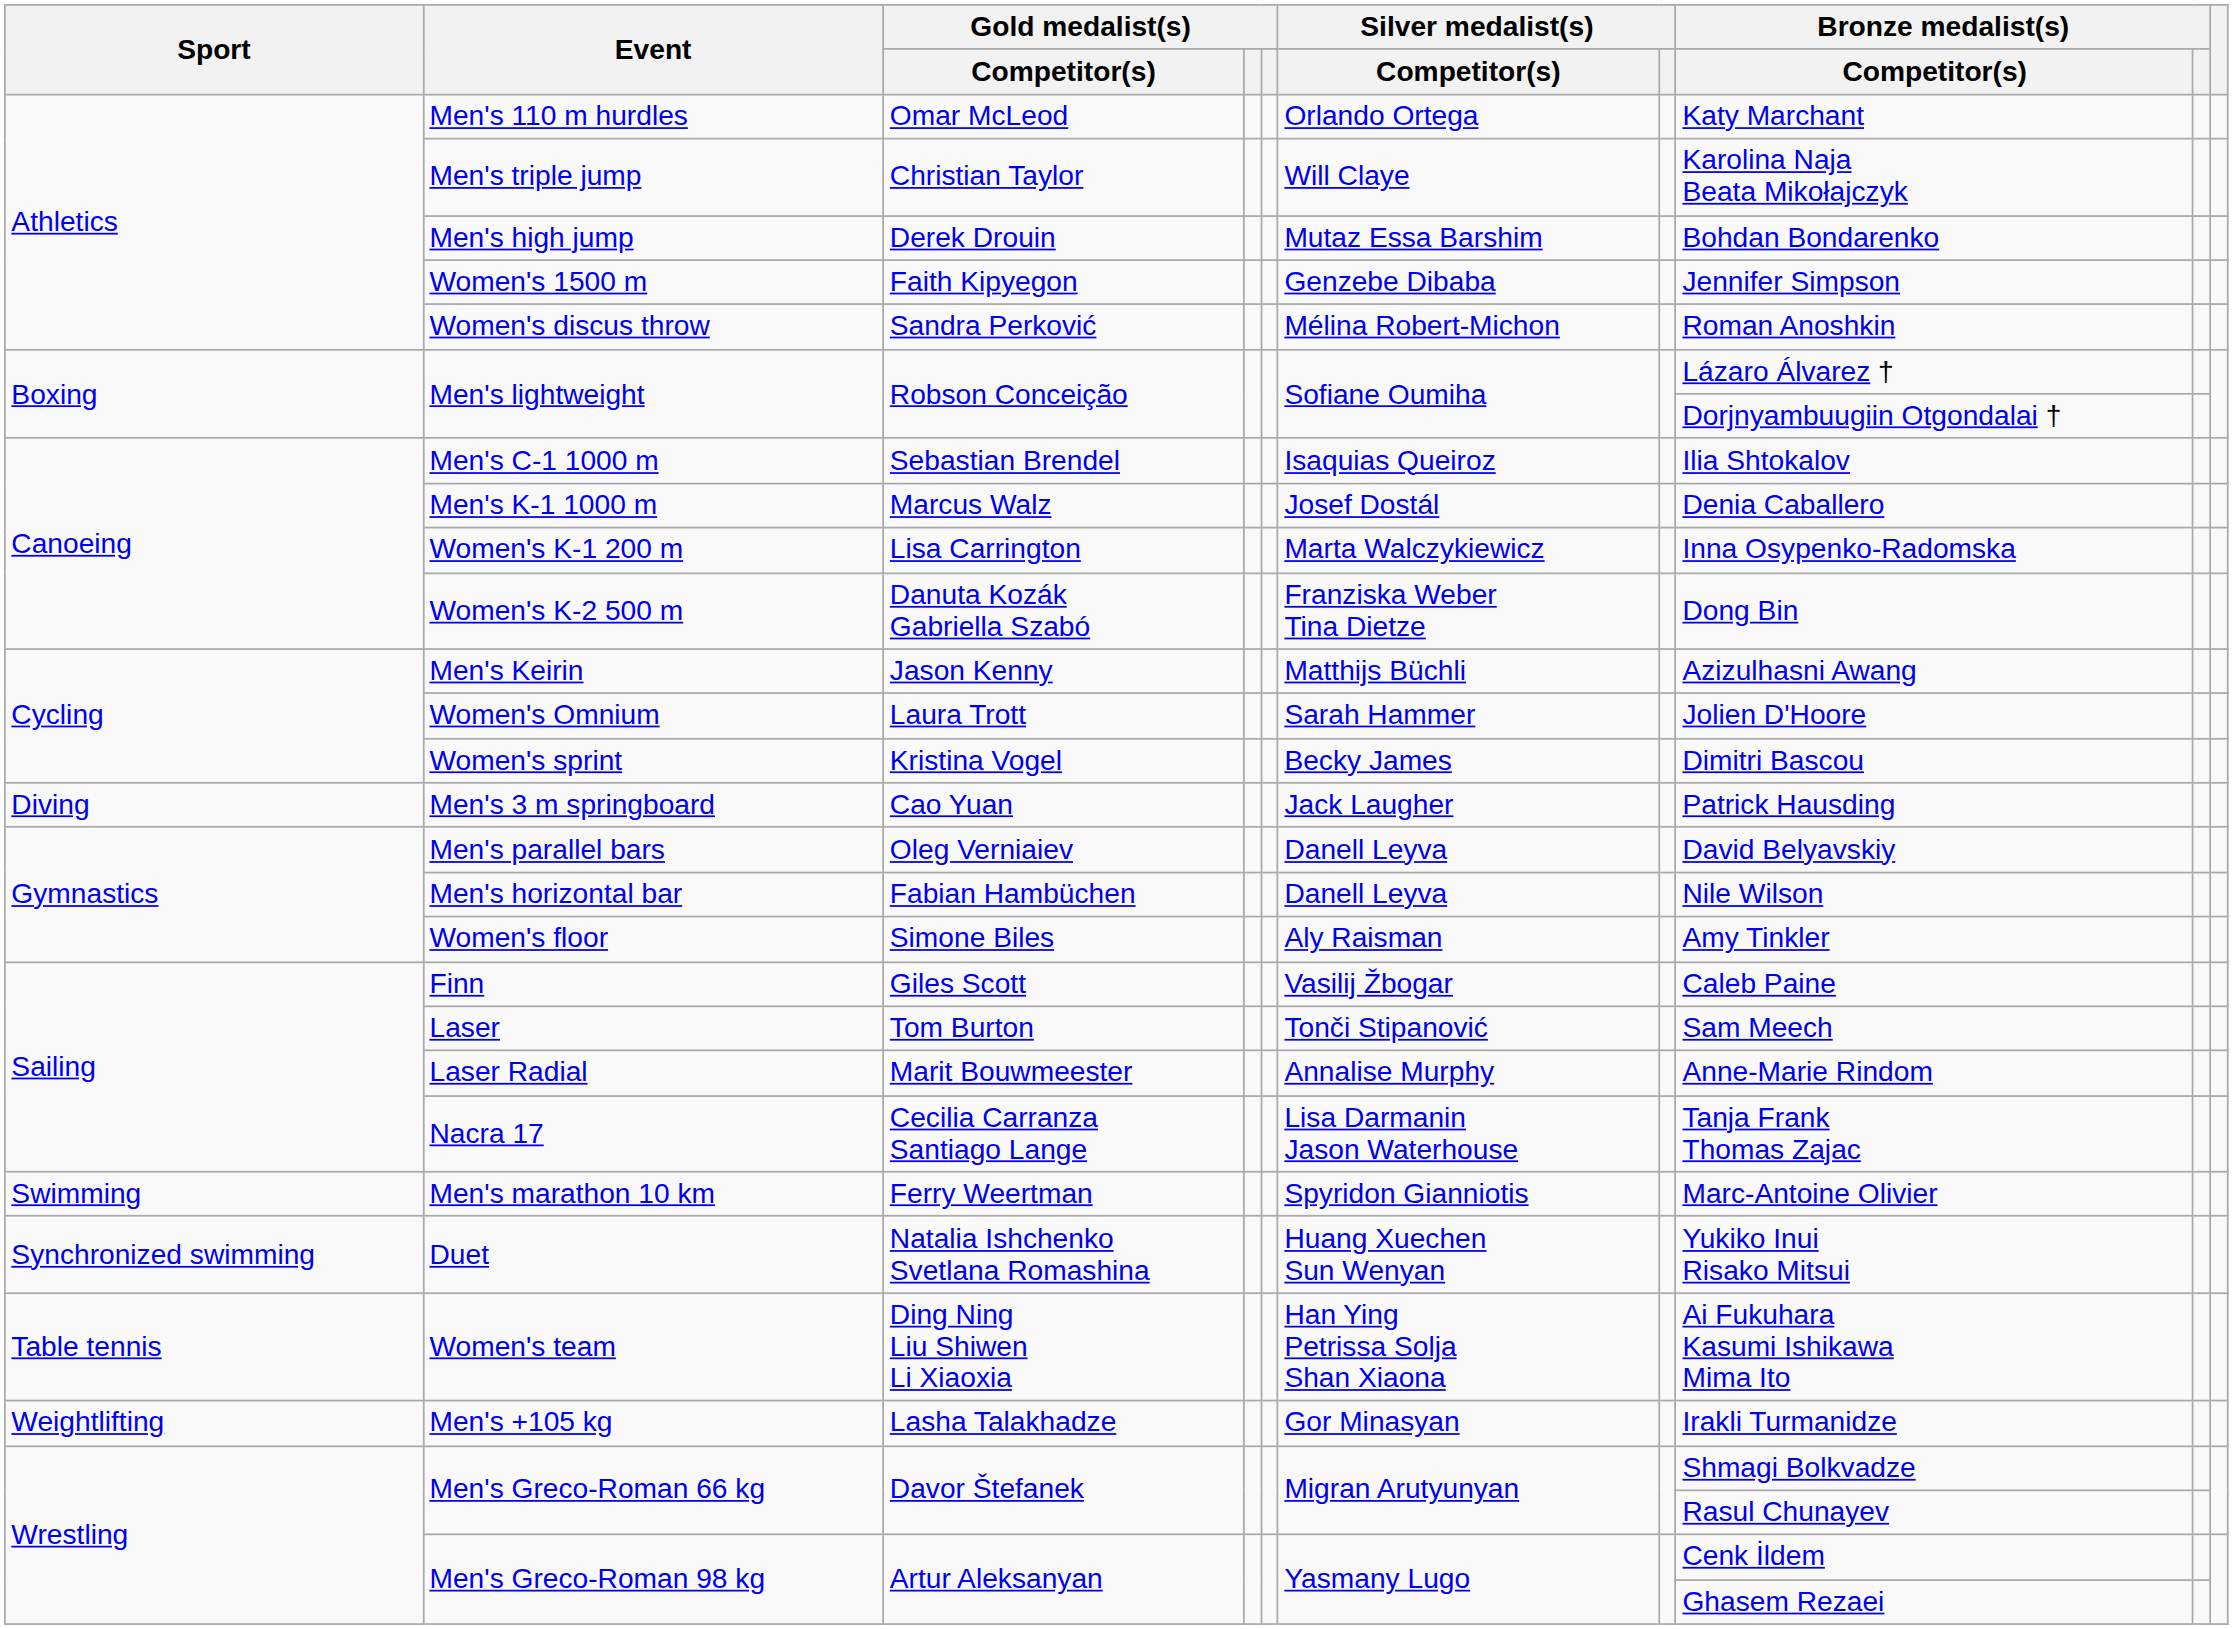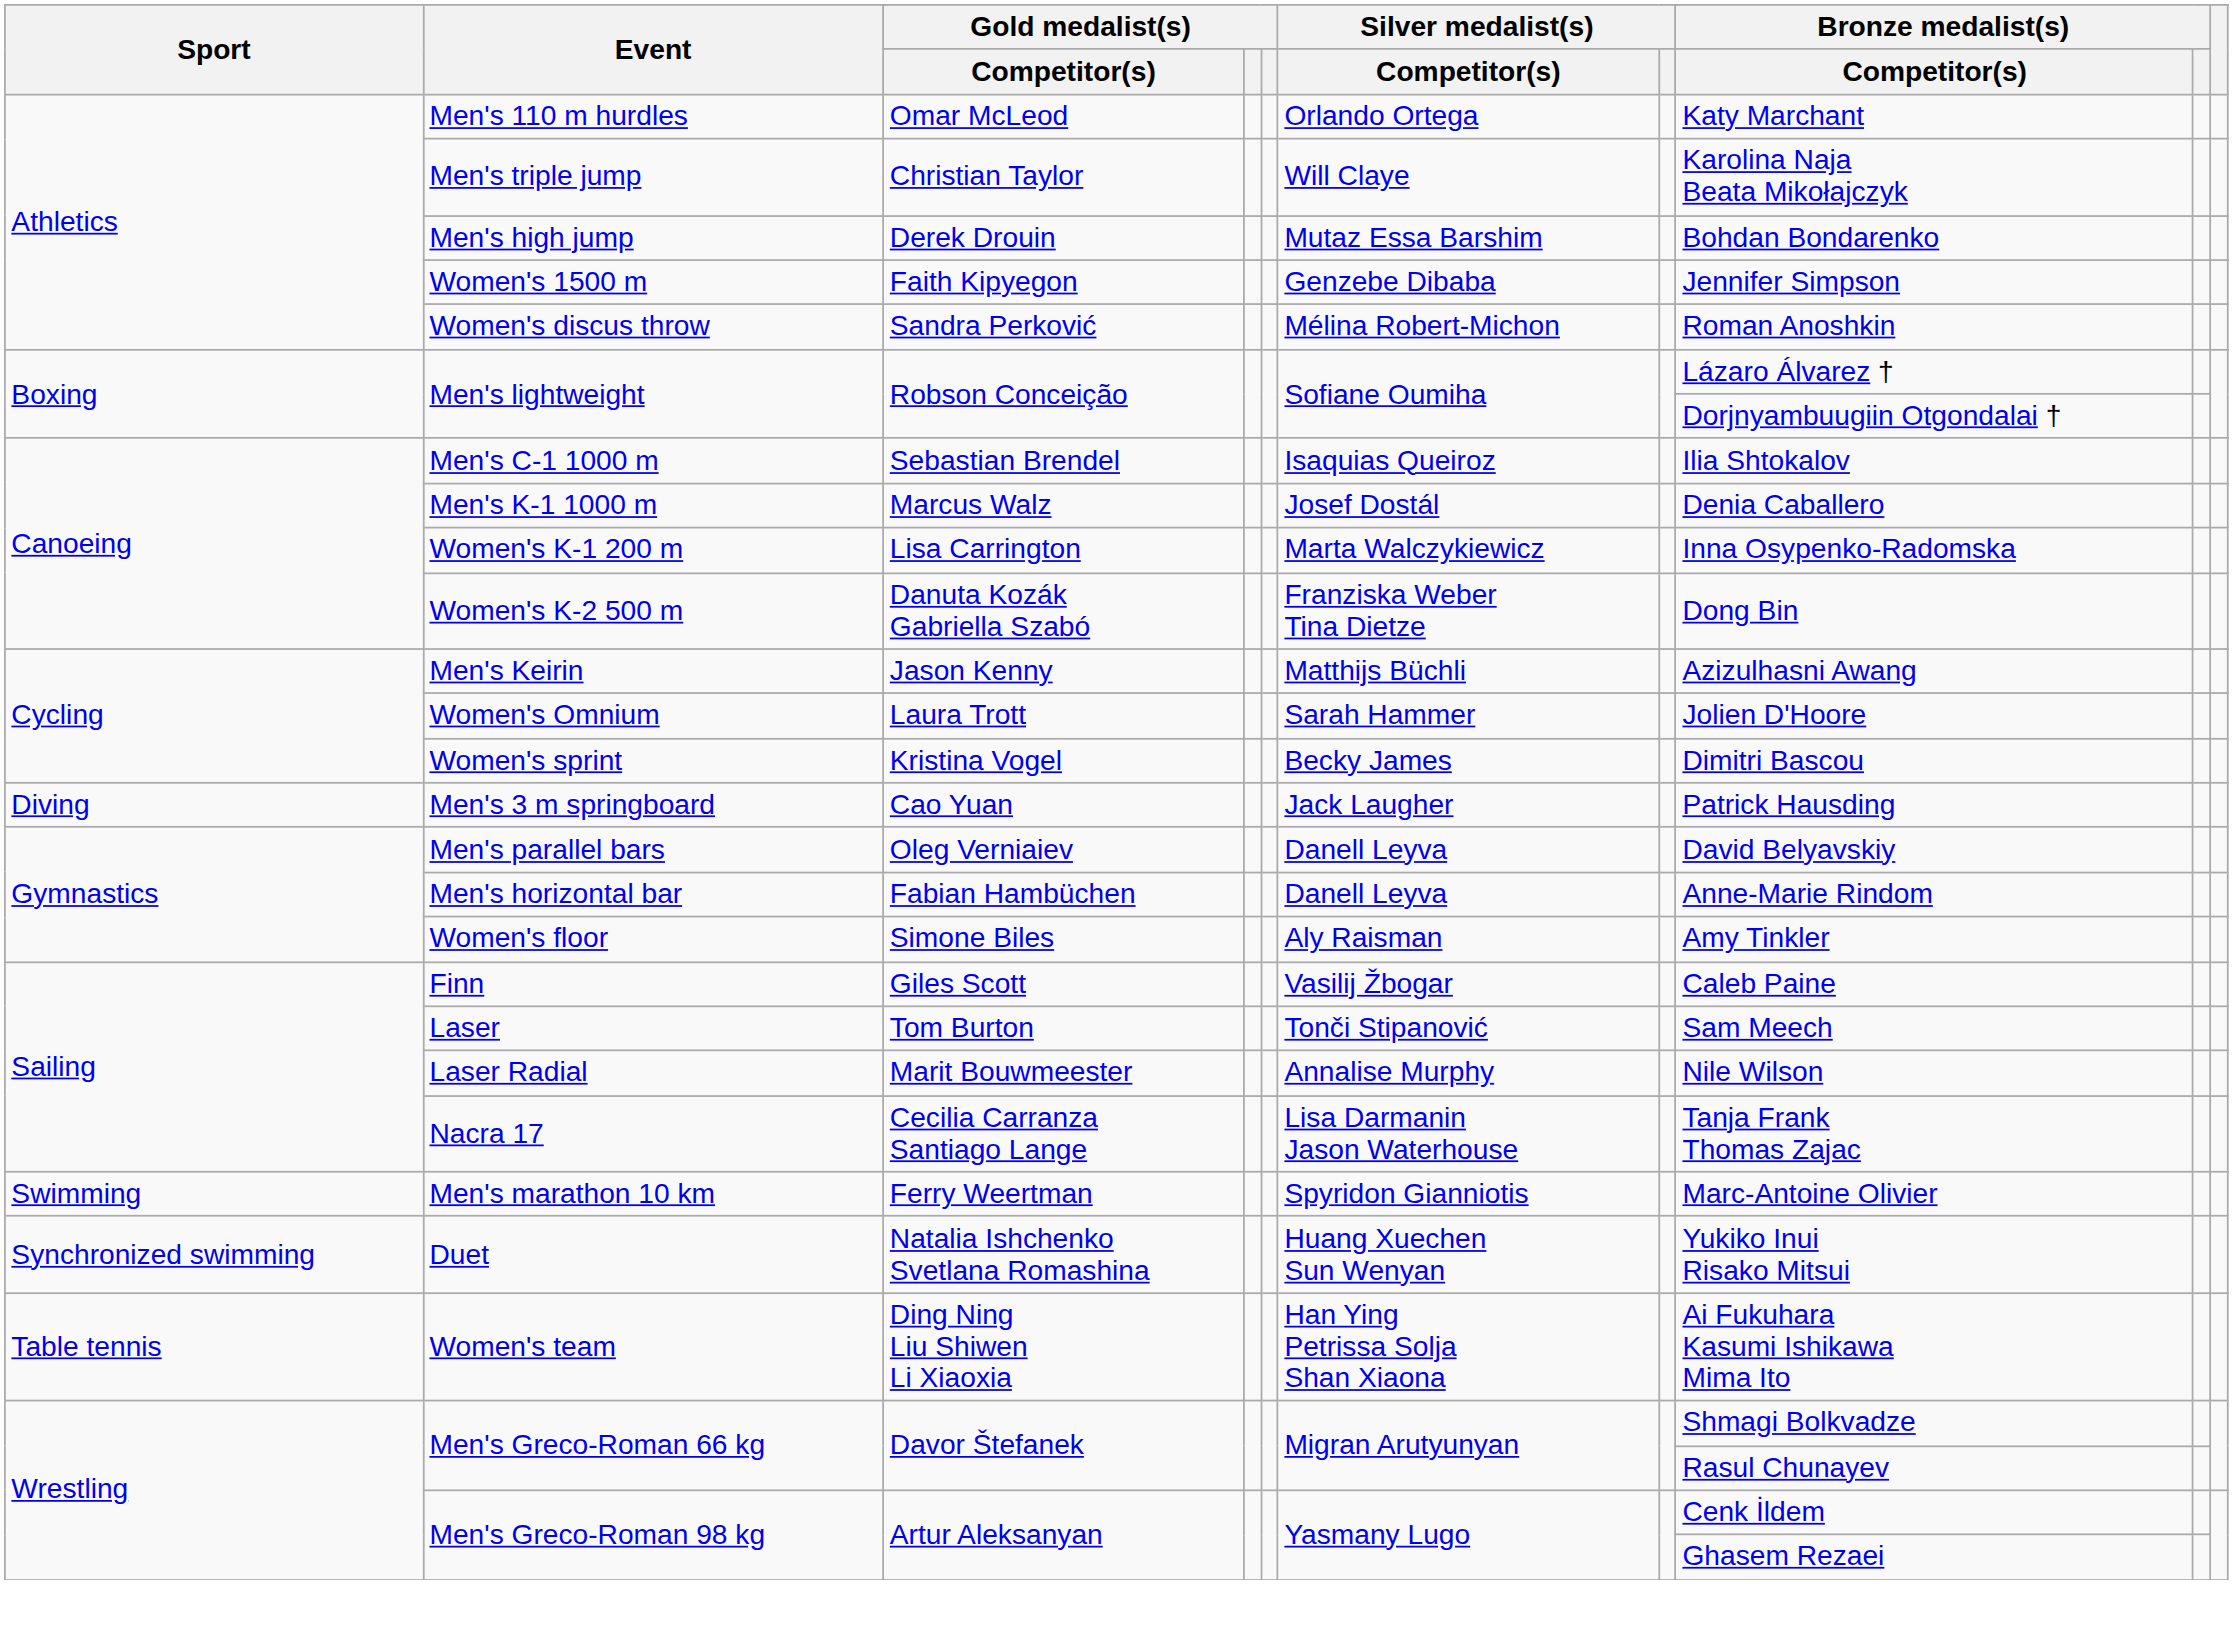(1753, 894) Nile Wilson -> (1808, 894) Anne-Marie Rindom
(1808, 1072) Anne-Marie Rindom -> (1753, 1072) Nile Wilson
- row: (521, 1422)
